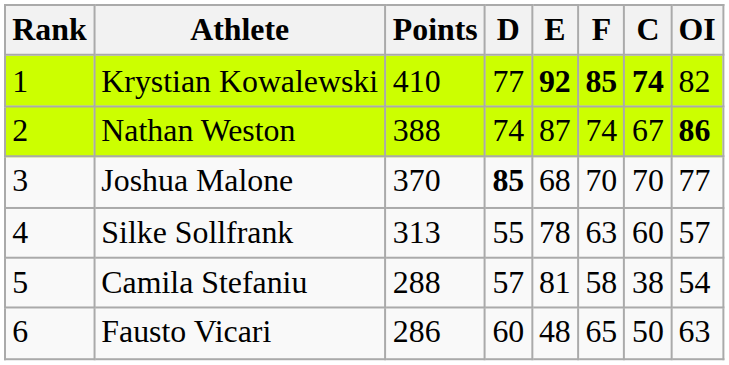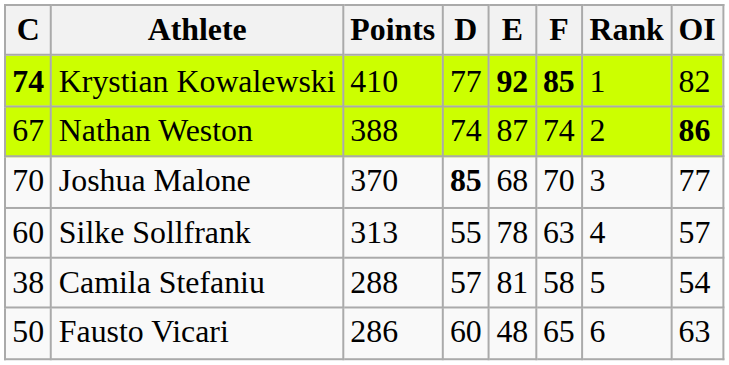columns swapped: (50, 29) <-> (648, 29)
